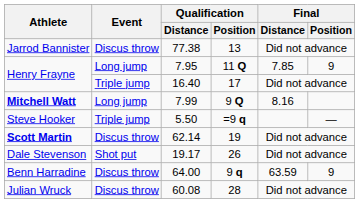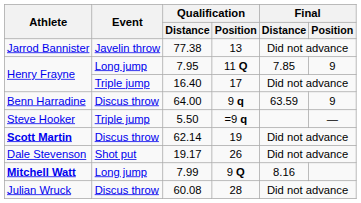(127, 48) Discus throw -> (127, 48) Javelin throw
rows swapped: (186, 172) <-> (186, 101)
